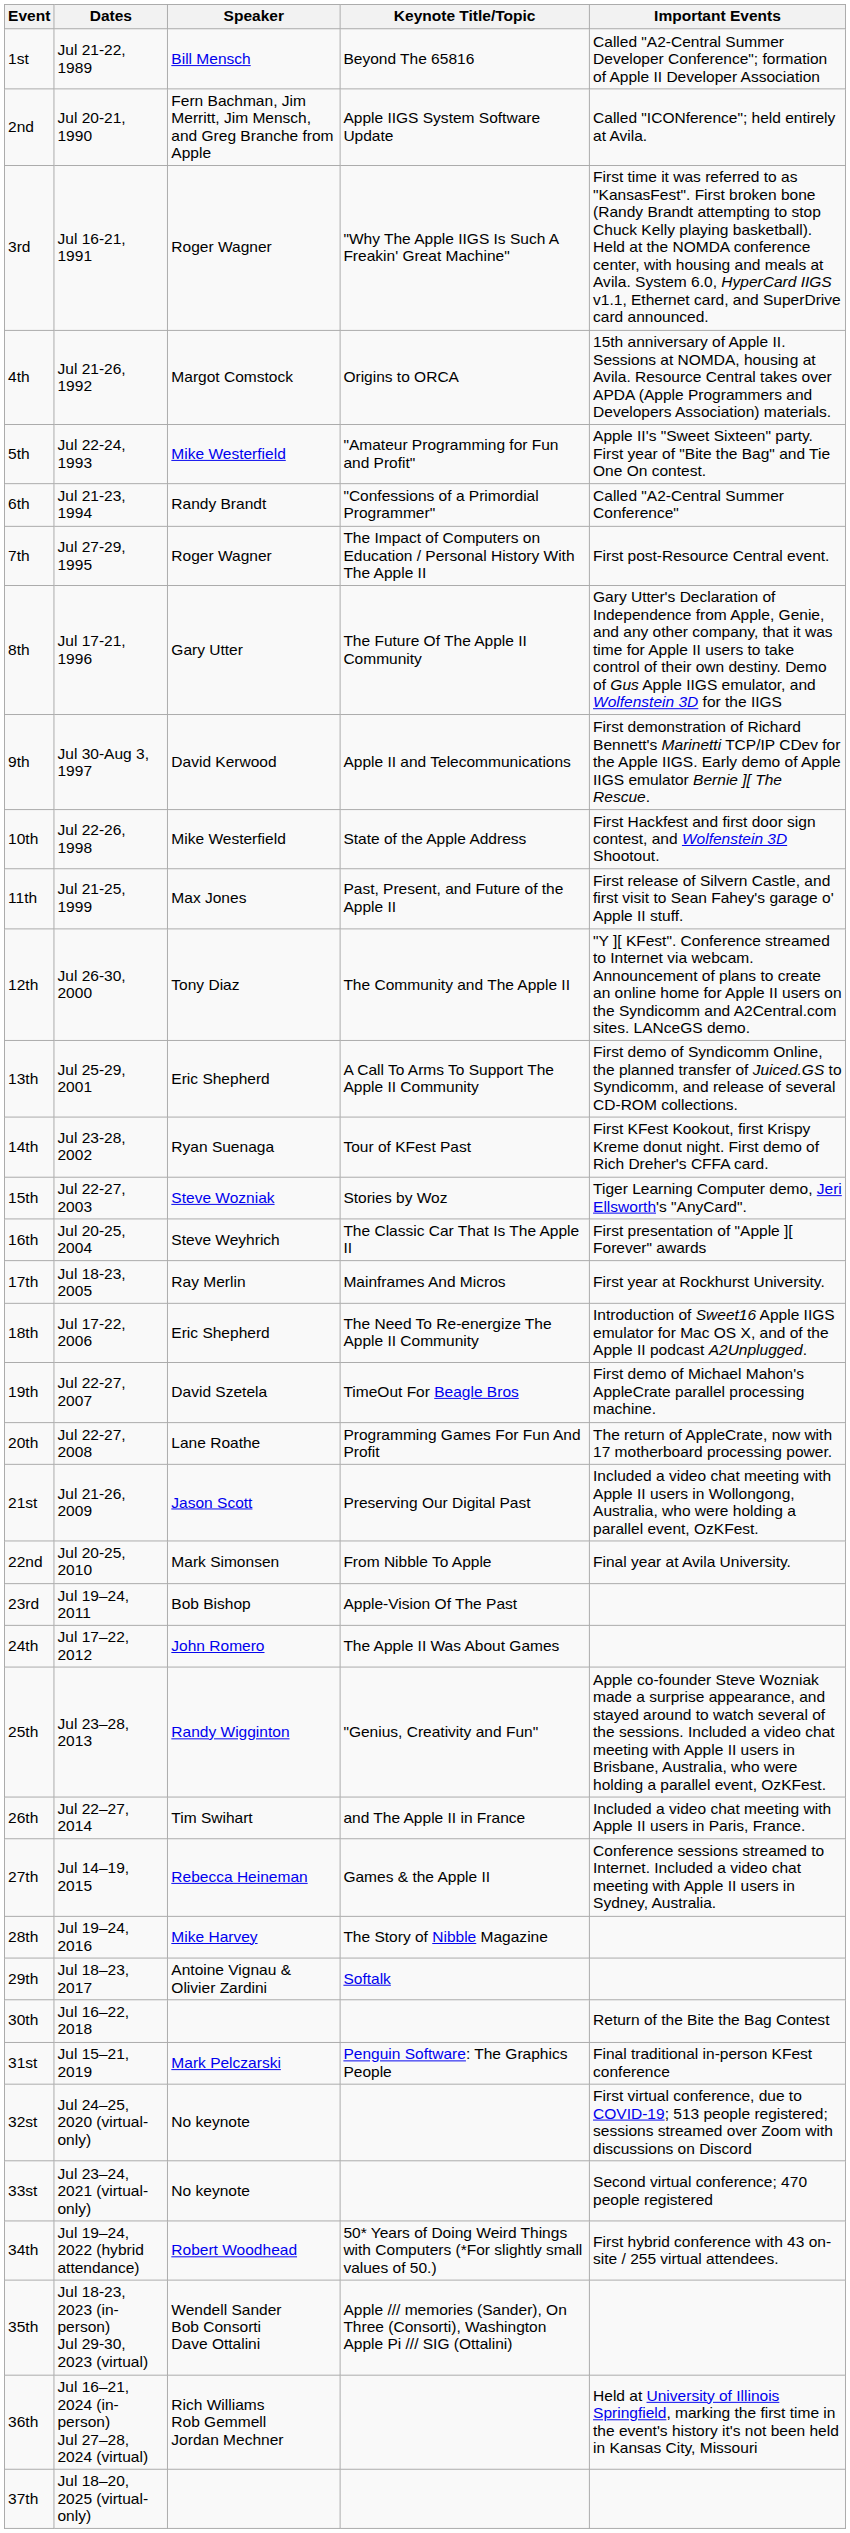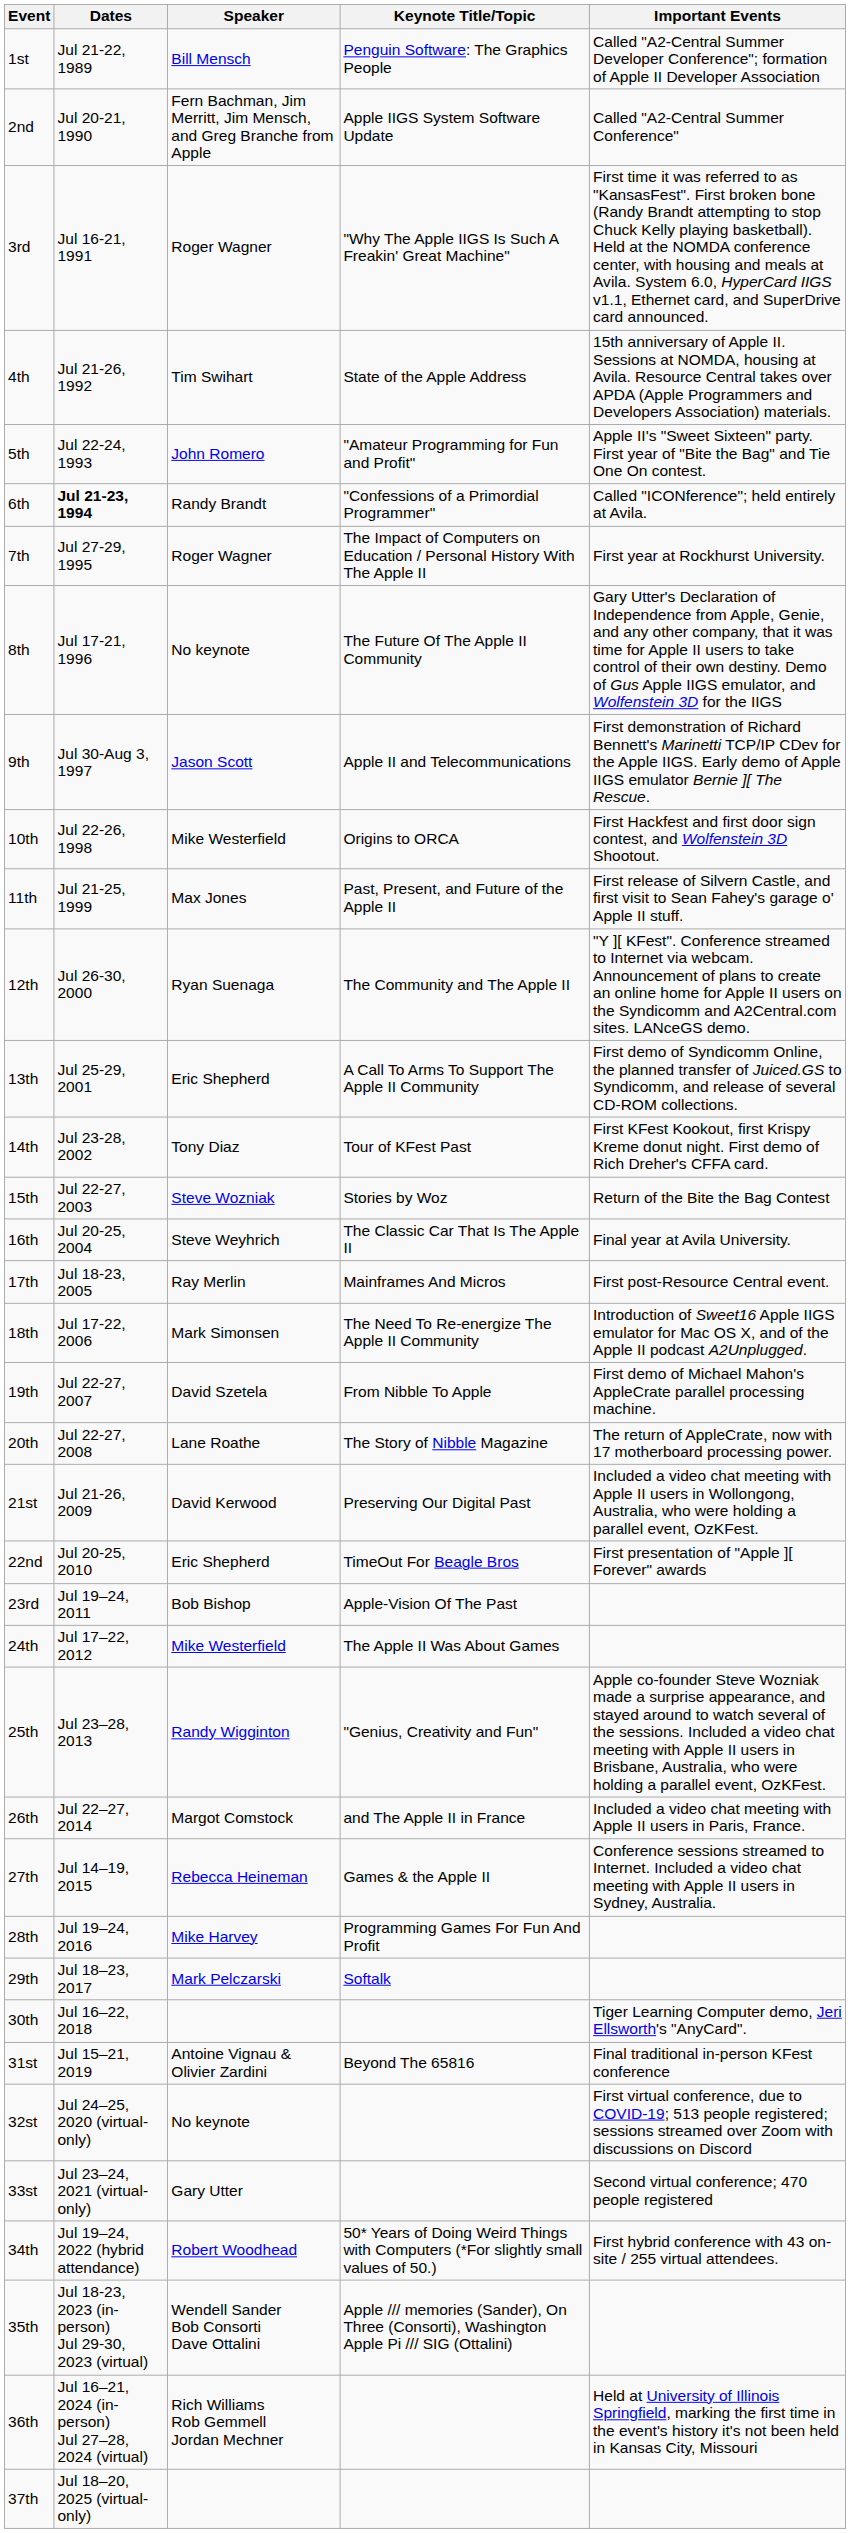(409, 58) Beyond The 65816 -> (455, 58) Penguin Software: The Graphics People
(714, 127) Called "ICONference"; held entirely at Avila. -> (689, 127) Called "A2-Central Summer Conference"
(232, 377) Margot Comstock -> (212, 377) Tim Swihart
(401, 377) Origins to ORCA -> (435, 377) State of the Apple Address
(229, 454) Mike Westerfield -> (218, 454) John Romero
(92, 504) normal -> (93, 504) bold
(689, 504) Called "A2-Central Summer Conference" -> (714, 504) Called "ICONference"; held entirely at Avila.
(711, 555) First post-Resource Central event. -> (709, 555) First year at Rockhurst University.
(207, 650) Gary Utter -> (211, 650) No keynote
(224, 762) David Kerwood -> (212, 762) Jason Scott
(435, 839) State of the Apple Address -> (401, 839) Origins to ORCA
(205, 984) Tony Diaz -> (223, 984) Ryan Suenaga
(223, 1147) Ryan Suenaga -> (205, 1147) Tony Diaz
(717, 1197) Tiger Learning Computer demo, Jeri Ellsworth's "AnyCard". -> (711, 1197) Return of the Bite the Bag Contest
(693, 1239) First presentation of "Apple ][ Forever" awards -> (692, 1239) Final year at Avila University.
(709, 1282) First year at Rockhurst University. -> (711, 1282) First post-Resource Central event.
(221, 1332) Eric Shepherd -> (225, 1332) Mark Simonsen
(431, 1392) TimeOut For Beagle Bros -> (417, 1392) From Nibble To Apple
(462, 1443) Programming Games For Fun And Profit -> (446, 1443) The Story of Nibble Magazine
(212, 1502) Jason Scott -> (224, 1502) David Kerwood
(225, 1562) Mark Simonsen -> (221, 1562) Eric Shepherd
(417, 1562) From Nibble To Apple -> (431, 1562) TimeOut For Beagle Bros
(692, 1562) Final year at Avila University. -> (693, 1562) First presentation of "Apple ][ Forever" awards
(218, 1646) John Romero -> (229, 1646) Mike Westerfield
(212, 1817) Tim Swihart -> (232, 1817) Margot Comstock
(446, 1936) The Story of Nibble Magazine -> (462, 1936) Programming Games For Fun And Profit
(231, 1978) Antoine Vignau & Olivier Zardini -> (226, 1978) Mark Pelczarski
(711, 2021) Return of the Bite the Bag Contest -> (717, 2021) Tiger Learning Computer demo, Jeri Ellsworth's "AnyCard".
(226, 2063) Mark Pelczarski -> (231, 2063) Antoine Vignau & Olivier Zardini
(455, 2063) Penguin Software: The Graphics People -> (409, 2063) Beyond The 65816
(211, 2190) No keynote -> (207, 2190) Gary Utter
